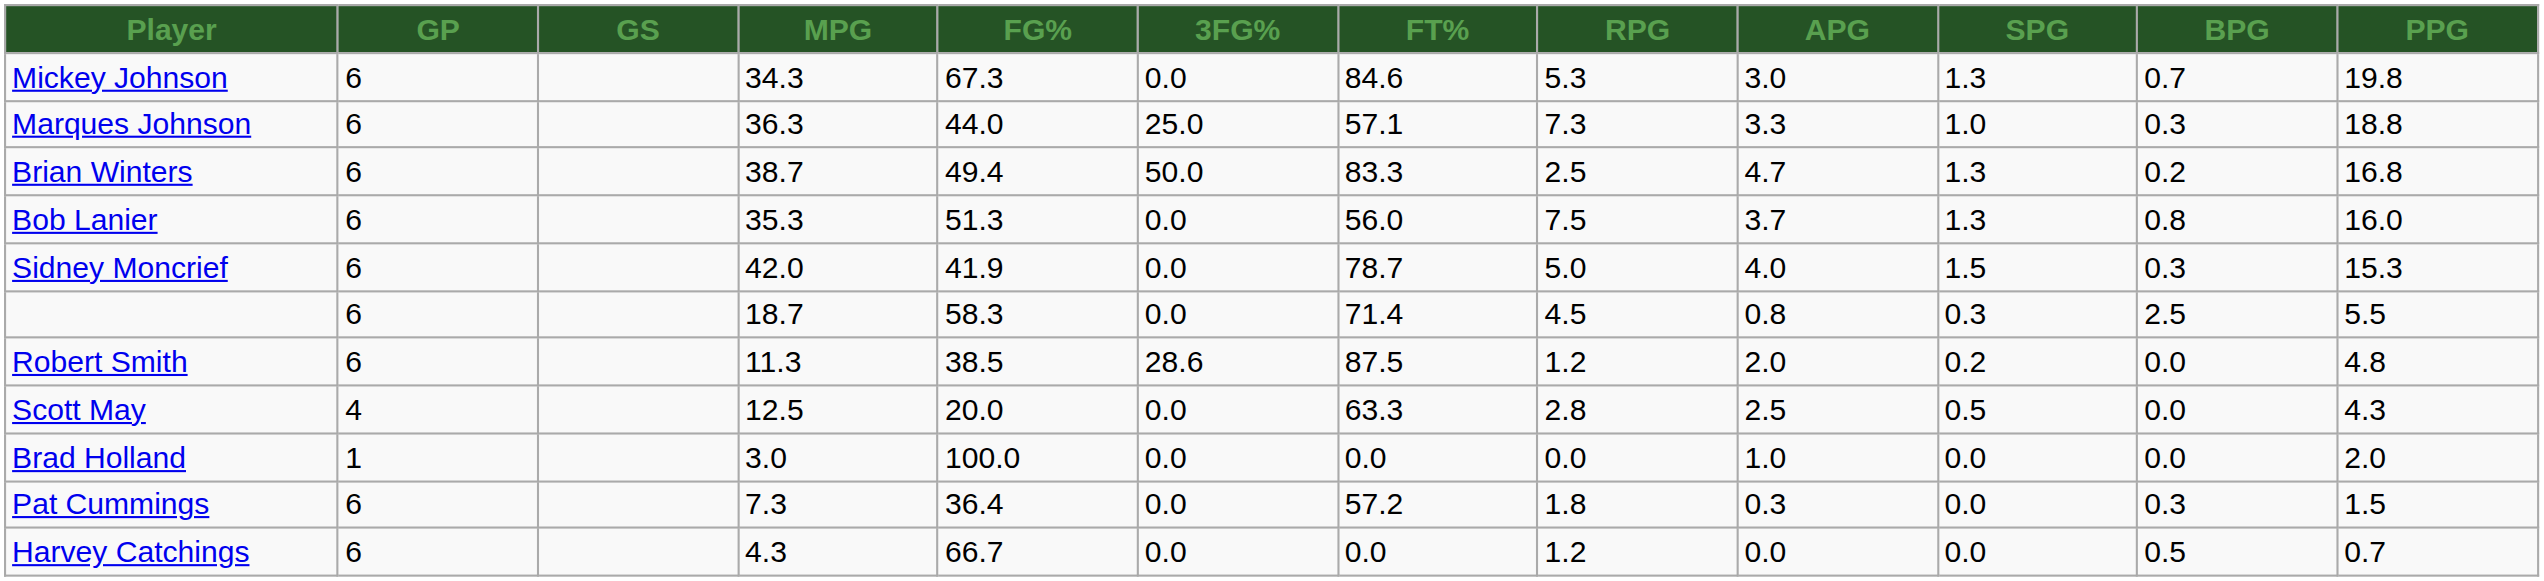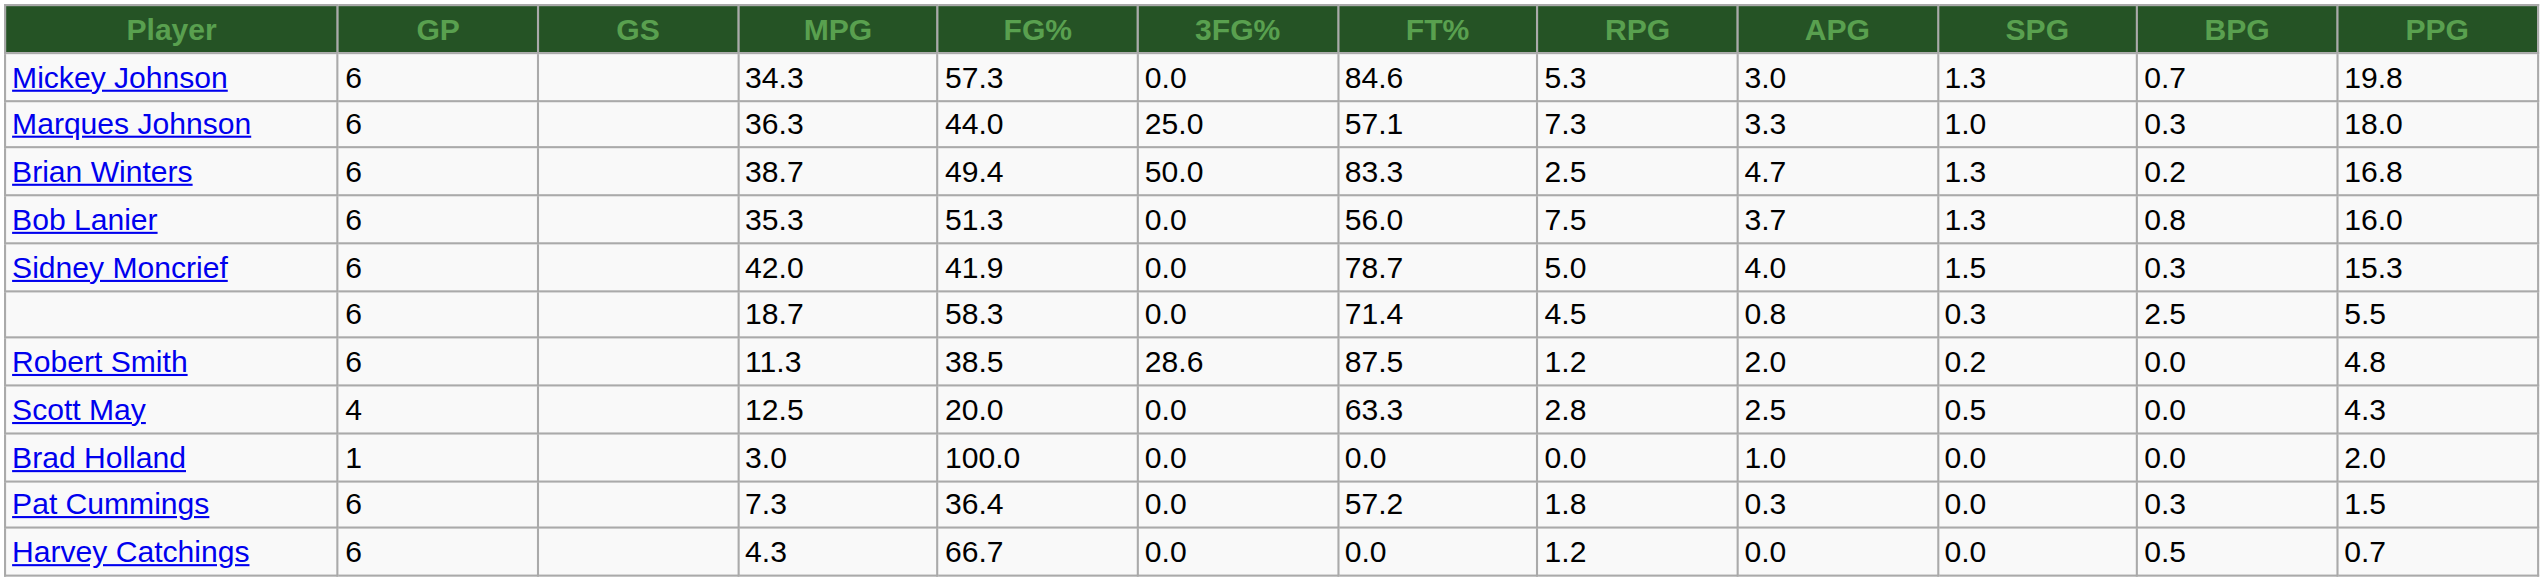(974, 77) 67.3 -> (974, 77) 57.3
(2373, 124) 18.8 -> (2373, 124) 18.0
